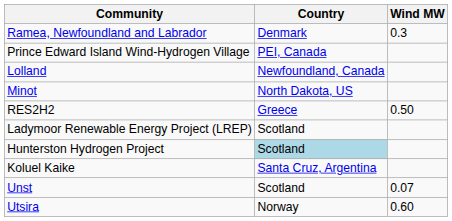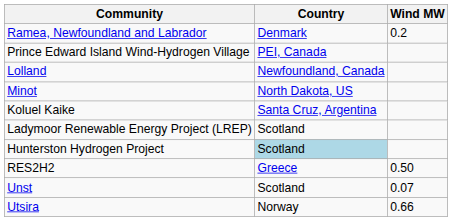(399, 33) 0.3 -> (399, 33) 0.2
rows swapped: (41, 168) <-> (31, 110)
(402, 206) 0.60 -> (402, 206) 0.66
